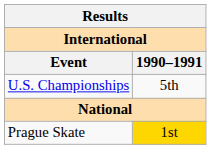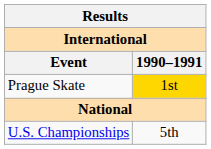rows swapped: (46, 132) <-> (69, 86)
